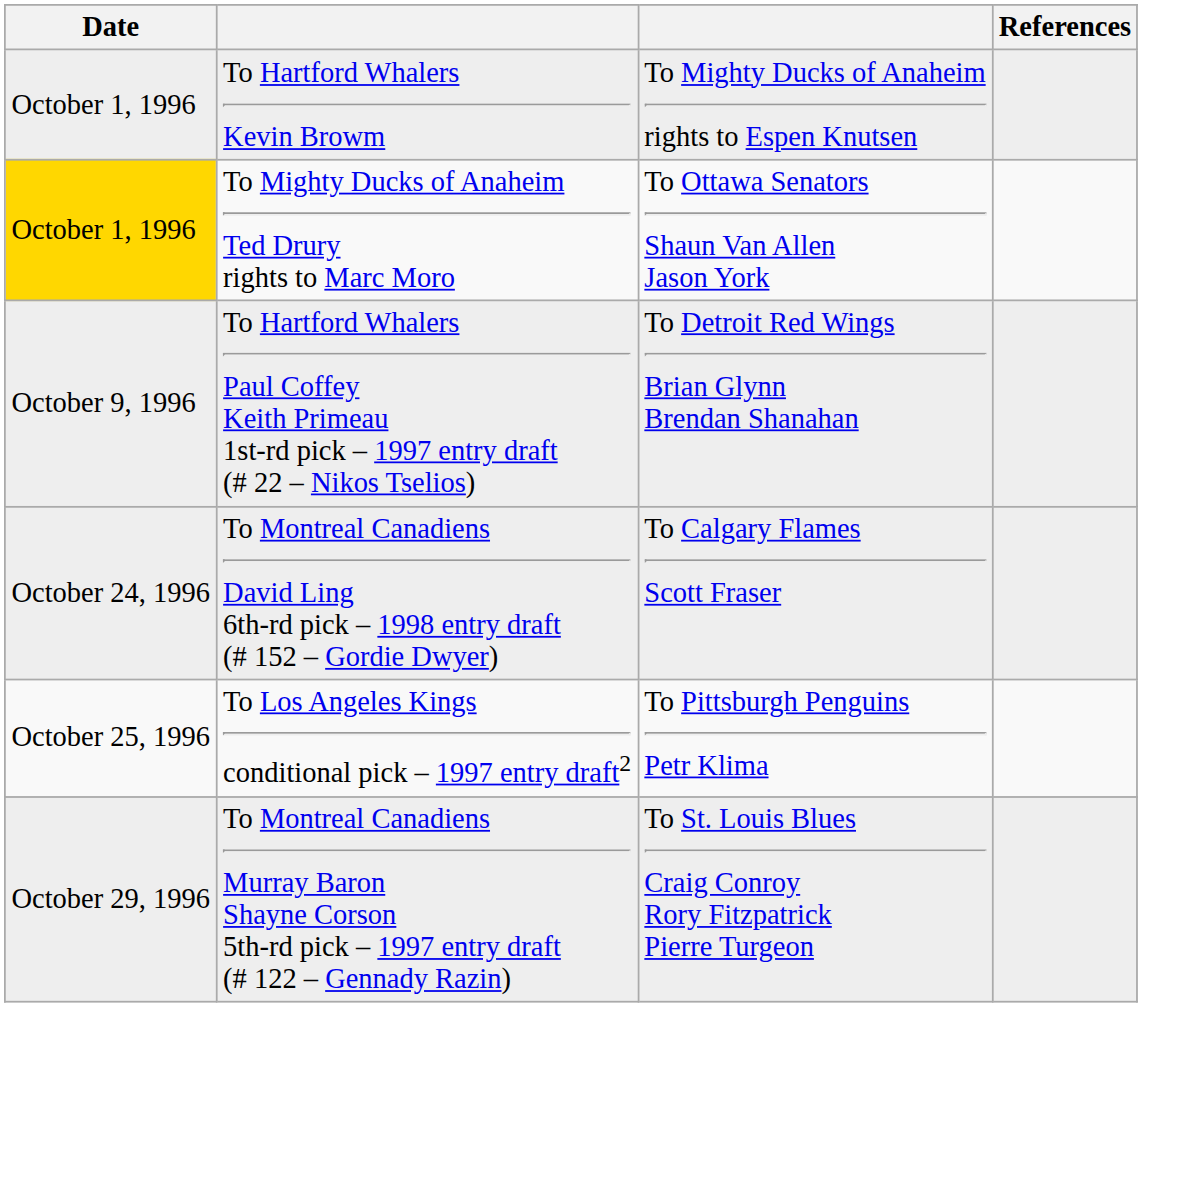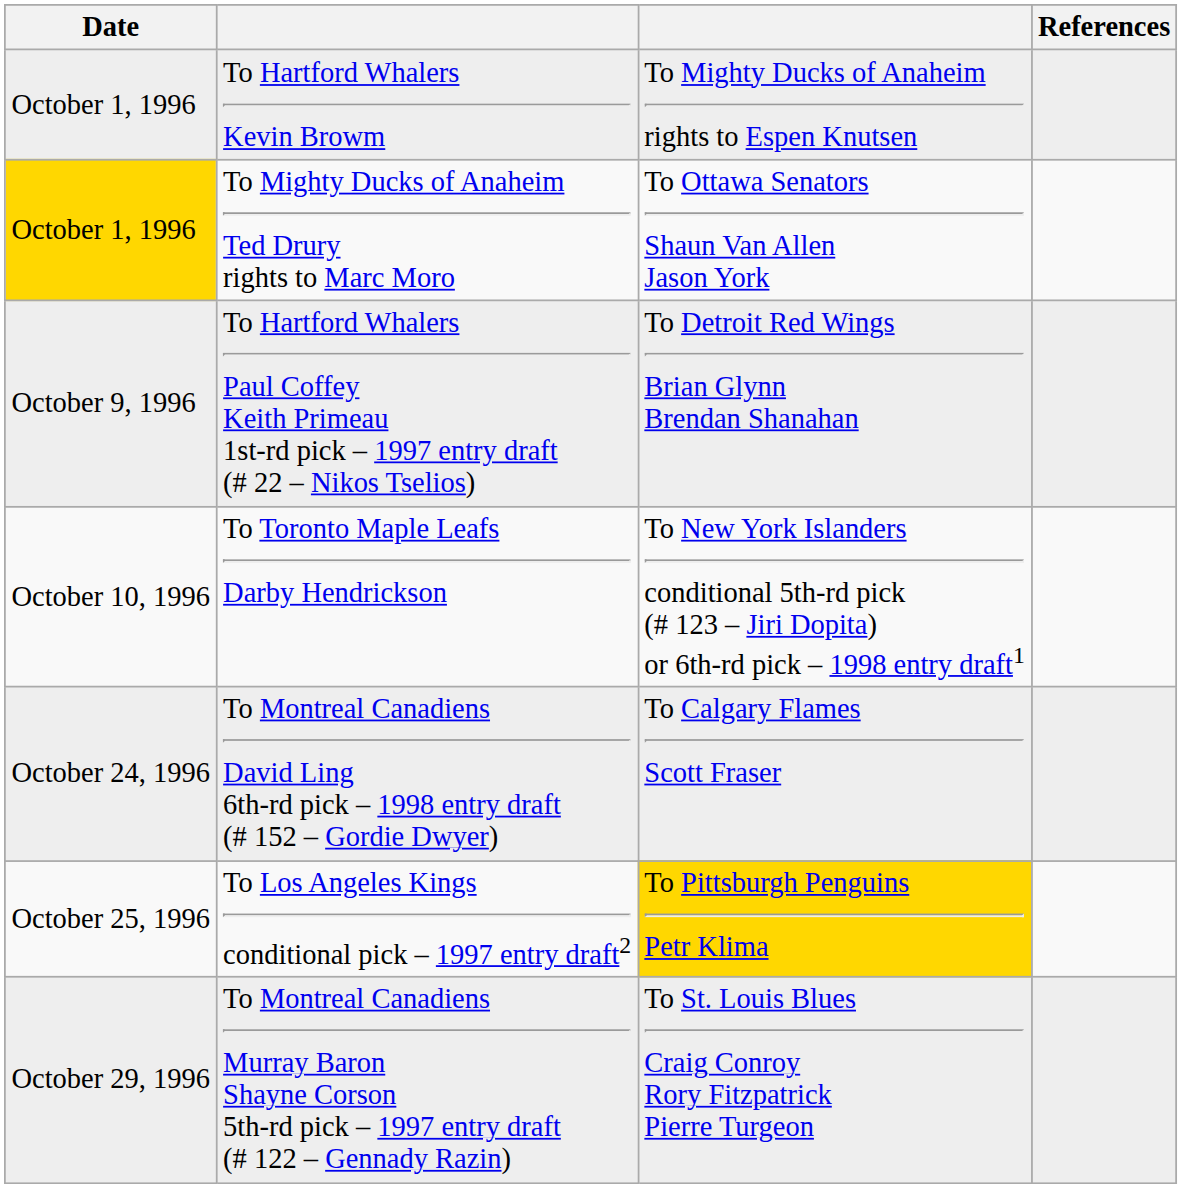+ row: (427, 560)
(815, 733) no background -> (835, 914) gold background
